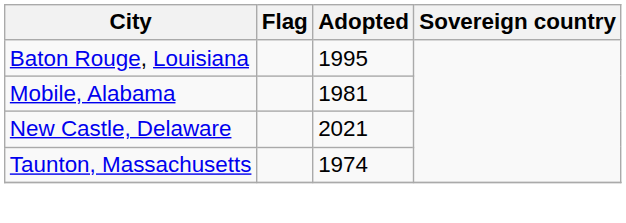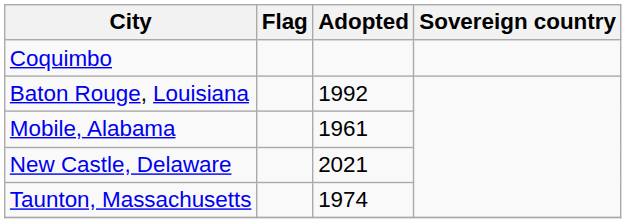+ row: (61, 57)
(343, 57) 1995 -> (343, 93) 1992
(343, 93) 1981 -> (343, 128) 1961
